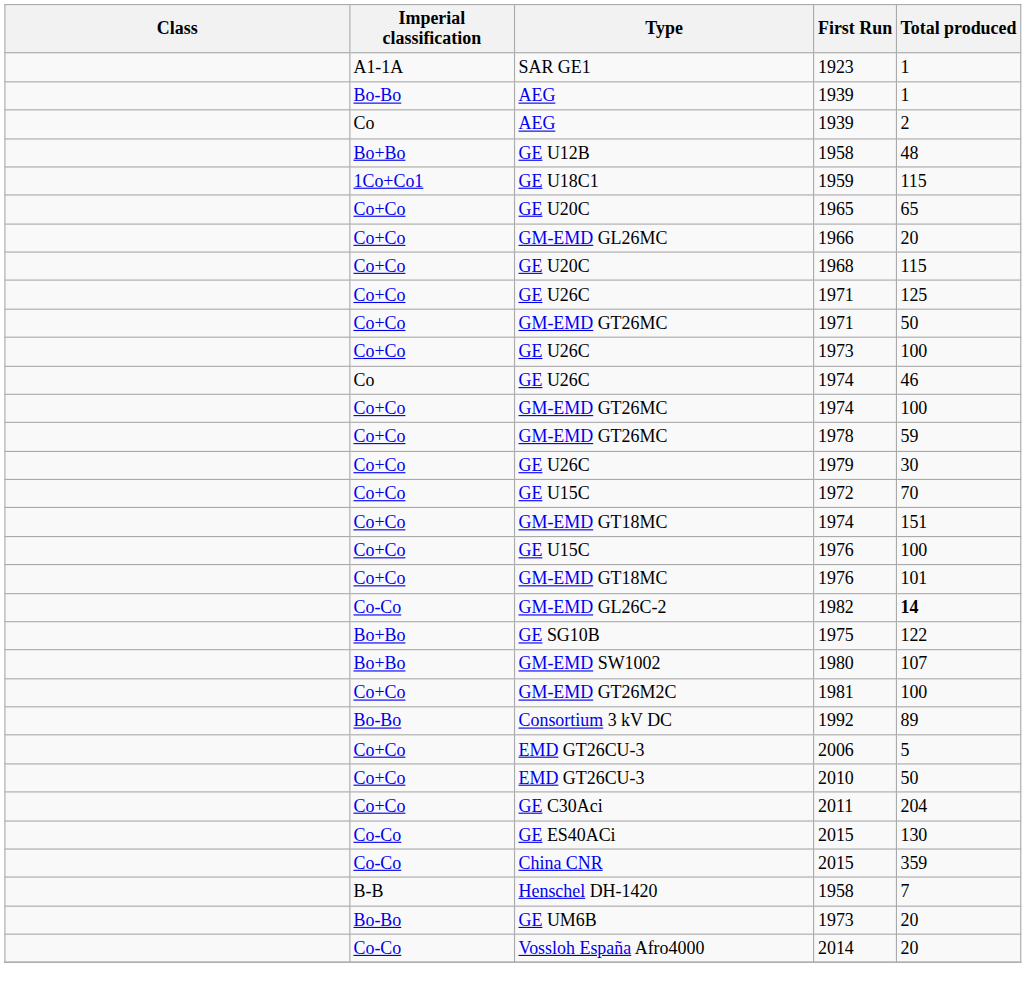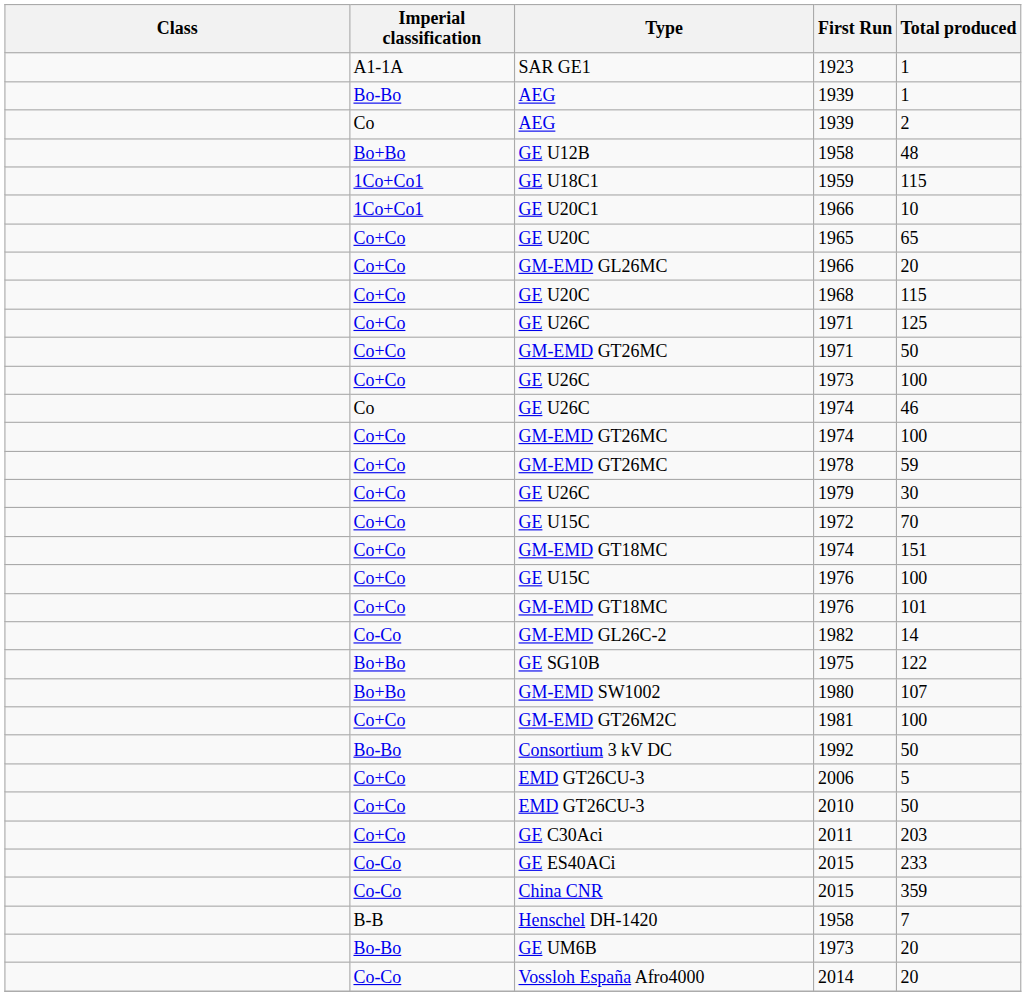+ row: (559, 209)
(909, 607) bold -> (909, 635) normal
(909, 720) 89 -> (909, 749) 50
(914, 806) 204 -> (914, 834) 203
(914, 834) 130 -> (914, 863) 233
